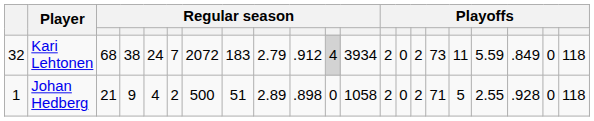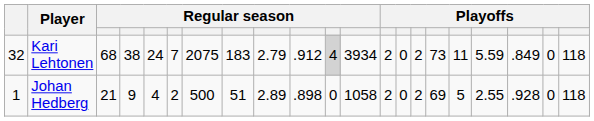(202, 55) 2072 -> (202, 55) 2075
(438, 95) 71 -> (438, 95) 69
